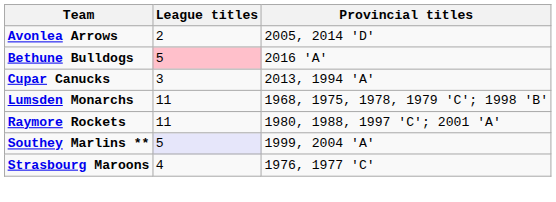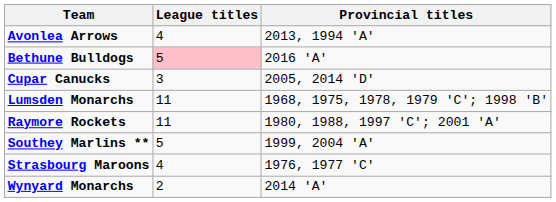(160, 37) 2 -> (160, 37) 4
(320, 37) 2005, 2014 'D' -> (320, 37) 2013, 1994 'A'
(320, 79) 2013, 1994 'A' -> (320, 79) 2005, 2014 'D'
(160, 144) lavender background -> (160, 144) no background
+ row: (71, 186)
